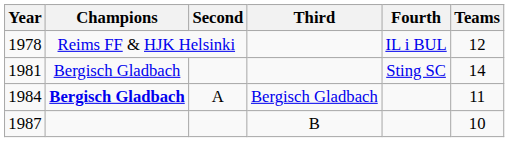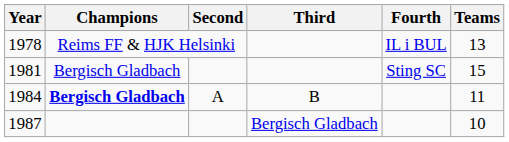(477, 44) 12 -> (477, 44) 13
(477, 70) 14 -> (477, 70) 15
(314, 96) Bergisch Gladbach -> (314, 96) B
(314, 123) B -> (314, 123) Bergisch Gladbach
